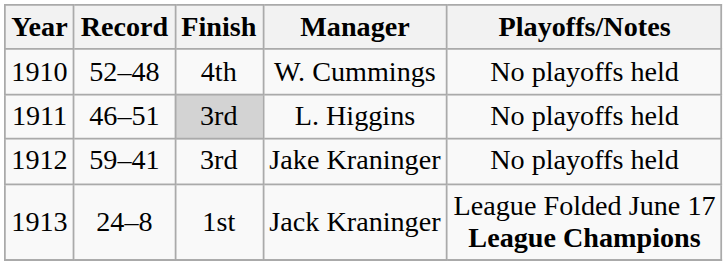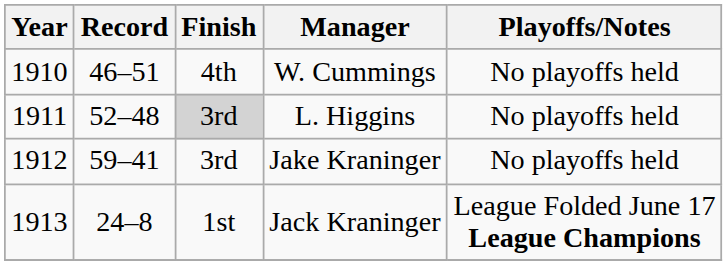(124, 71) 52–48 -> (124, 71) 46–51
(124, 116) 46–51 -> (124, 116) 52–48
